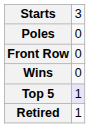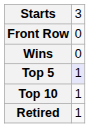- row: (38, 34)
+ row: (38, 93)
